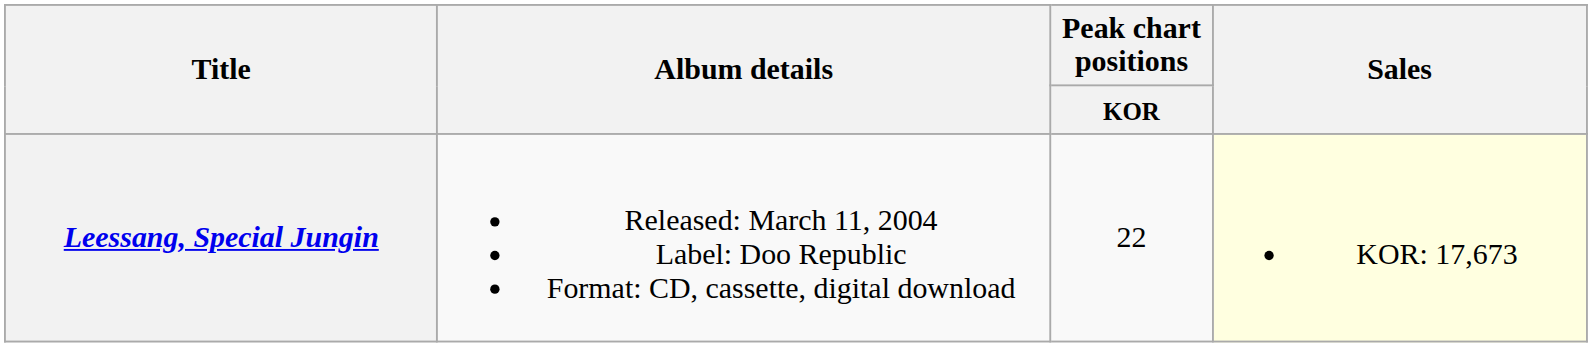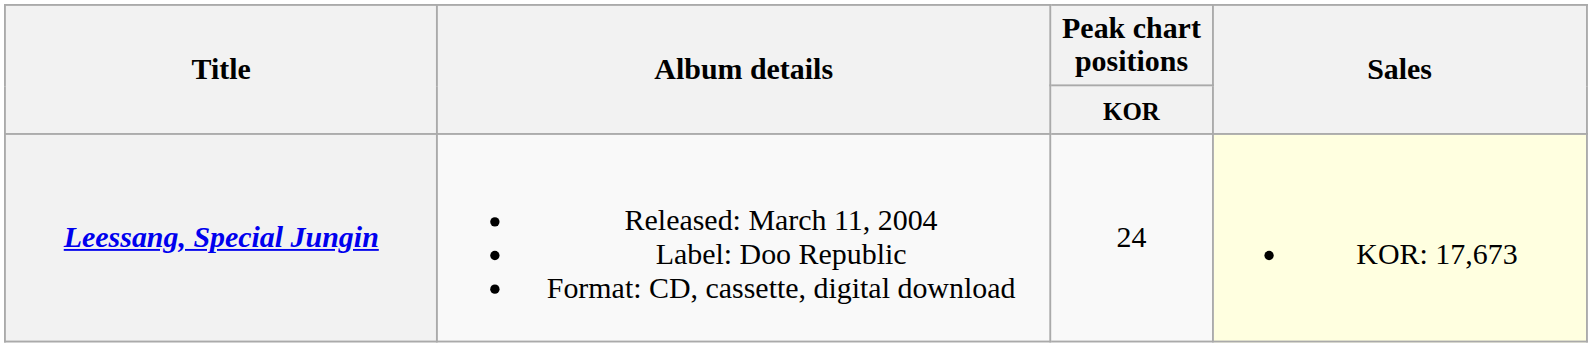(1131, 237) 22 -> (1131, 237) 24
